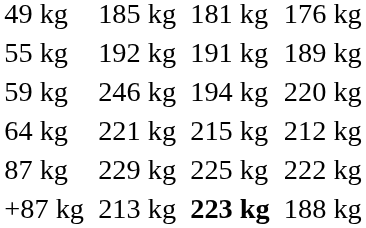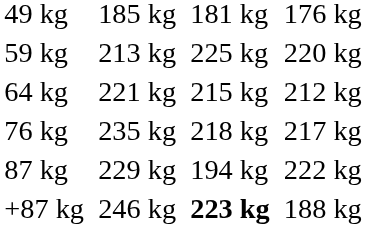- row: (36, 52)
(137, 91) 246 kg -> (137, 52) 213 kg
(229, 91) 194 kg -> (229, 52) 225 kg
+ row: (36, 130)
(229, 169) 225 kg -> (229, 169) 194 kg
(137, 208) 213 kg -> (137, 208) 246 kg
